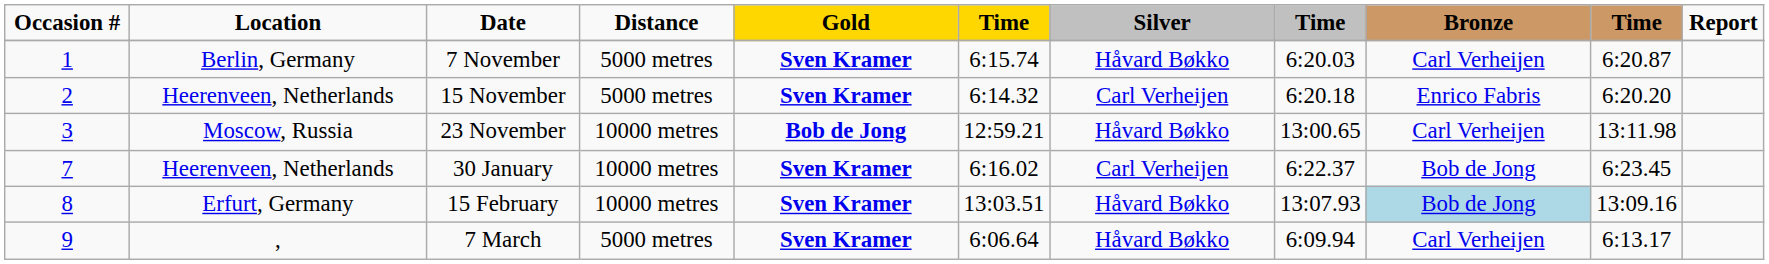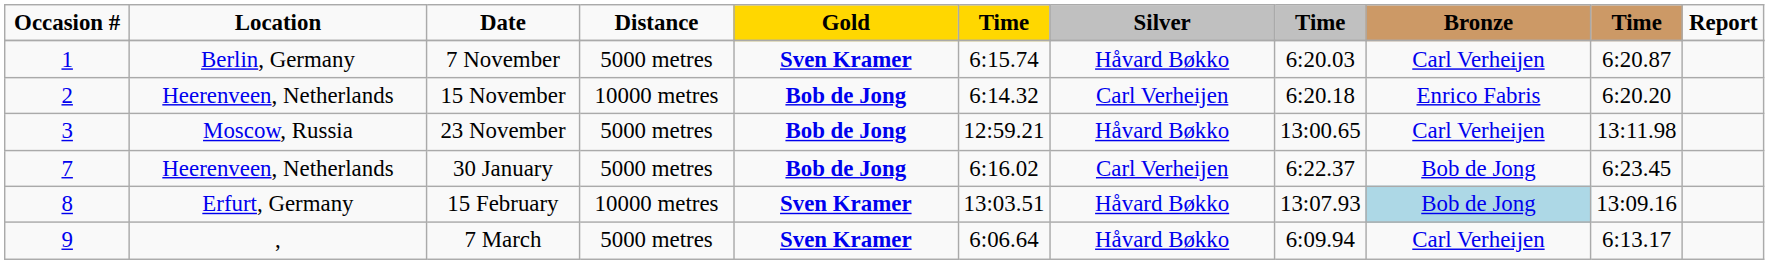(657, 95) 5000 metres -> (657, 95) 10000 metres
(846, 95) Sven Kramer -> (846, 95) Bob de Jong
(657, 131) 10000 metres -> (657, 131) 5000 metres
(657, 167) 10000 metres -> (657, 167) 5000 metres
(846, 167) Sven Kramer -> (846, 167) Bob de Jong
